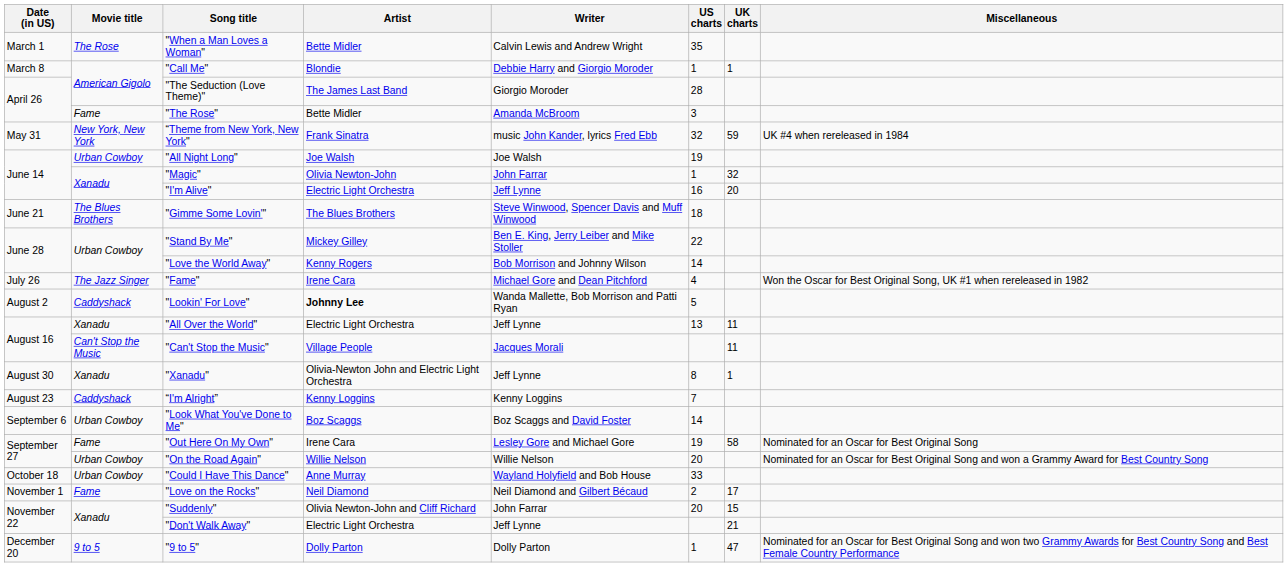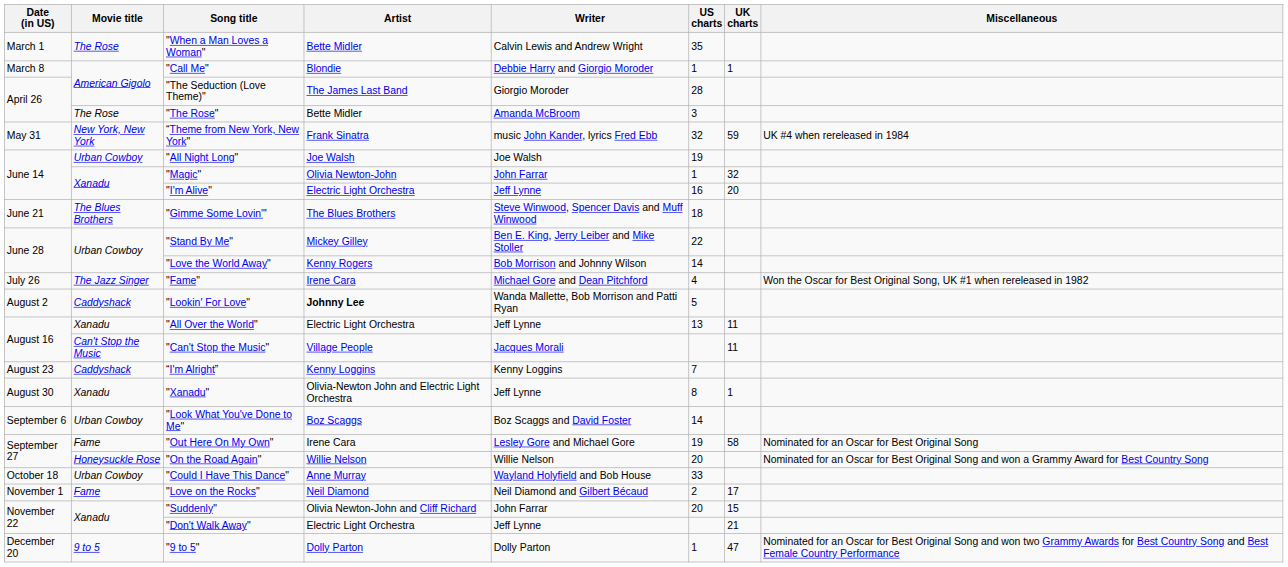(87, 113) Fame -> (96, 113) The Rose
rows swapped: (192, 398) <-> (187, 376)
(108, 459) Urban Cowboy -> (117, 459) Honeysuckle Rose
